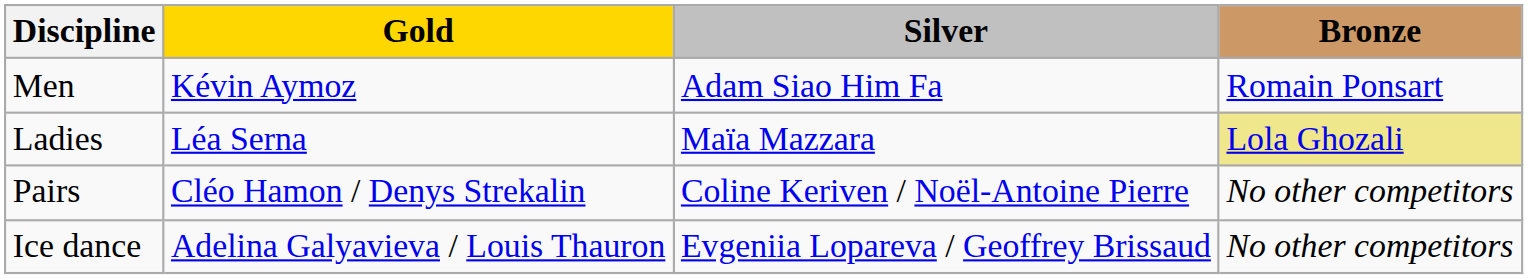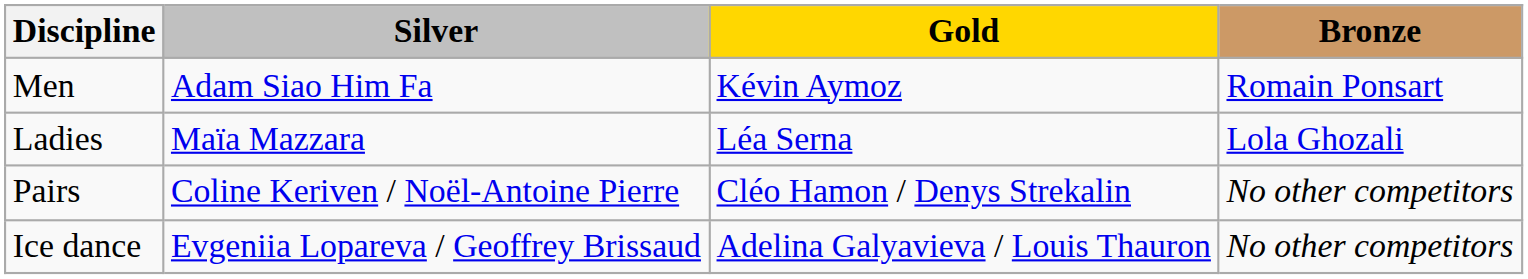columns swapped: (418, 31) <-> (946, 31)
(1315, 138) khaki background -> (1315, 138) no background
